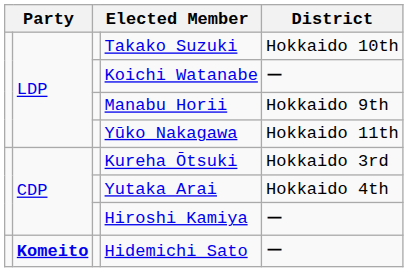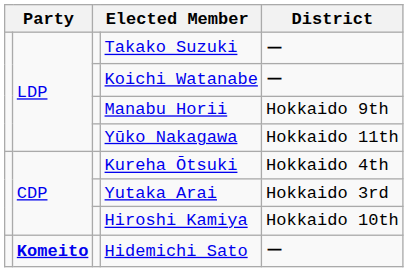(332, 46) Hokkaido 10th -> (274, 49) ー
(327, 161) Hokkaido 3rd -> (327, 165) Hokkaido 4th
(327, 189) Hokkaido 4th -> (327, 193) Hokkaido 3rd
(274, 219) ー -> (332, 221) Hokkaido 10th
